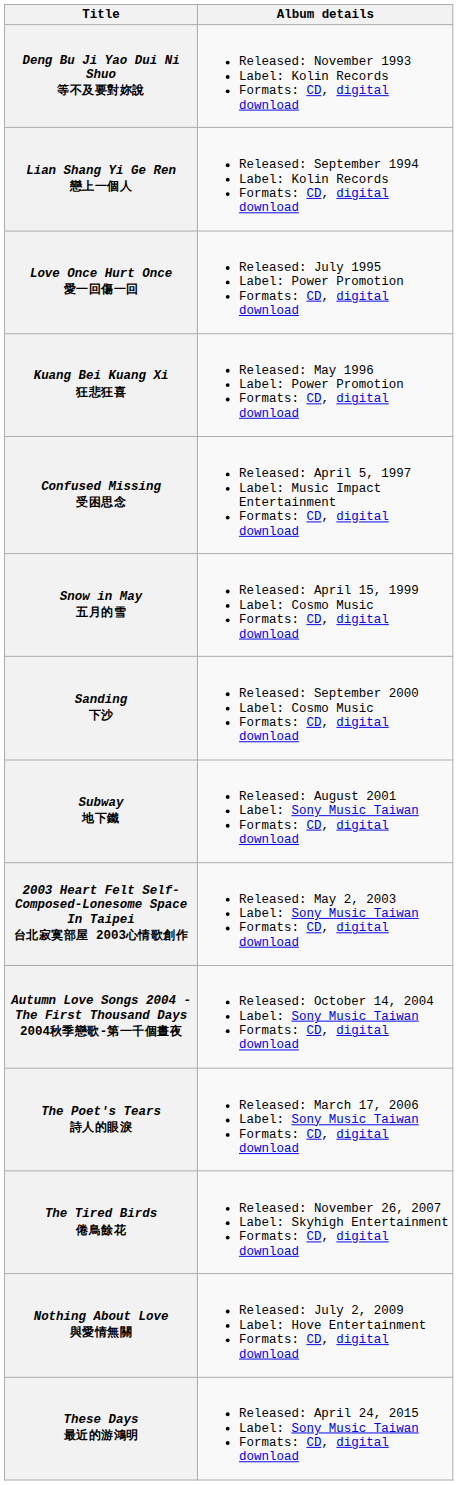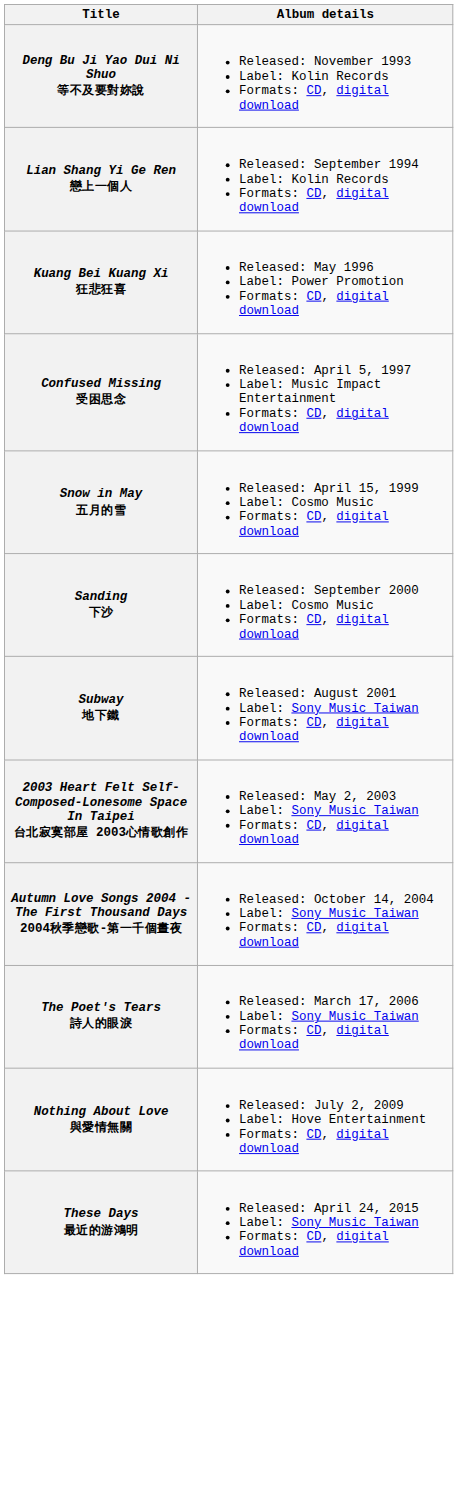- row: (101, 282)
- row: (101, 1222)
